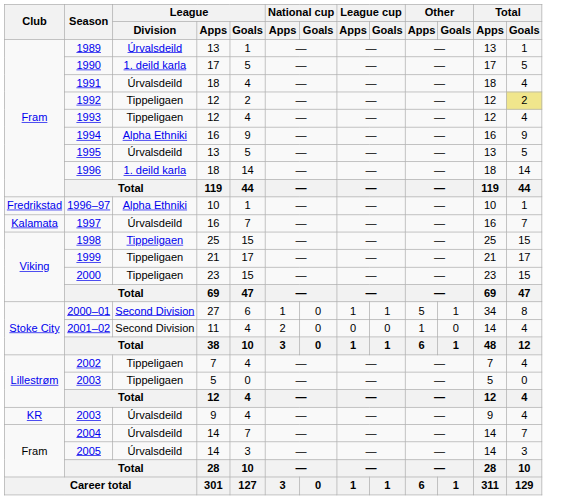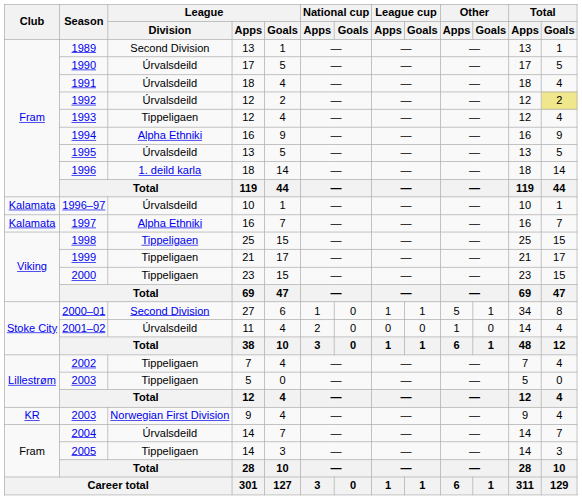(155, 48) Úrvalsdeild -> (170, 48) Second Division
(155, 65) 1. deild karla -> (170, 65) Úrvalsdeild
(155, 100) Tippeligaen -> (170, 100) Úrvalsdeild
(35, 205) Fredrikstad -> (32, 205) Kalamata
(155, 205) Alpha Ethniki -> (170, 205) Úrvalsdeild
(155, 223) Úrvalsdeild -> (170, 223) Alpha Ethniki
(155, 328) Second Division -> (170, 328) Úrvalsdeild
(155, 415) Úrvalsdeild -> (170, 415) Norwegian First Division
(155, 450) Úrvalsdeild -> (170, 450) Tippeligaen
